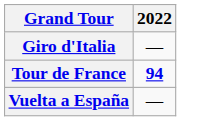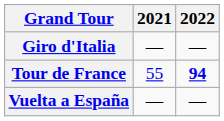+ column: (155, 18)
